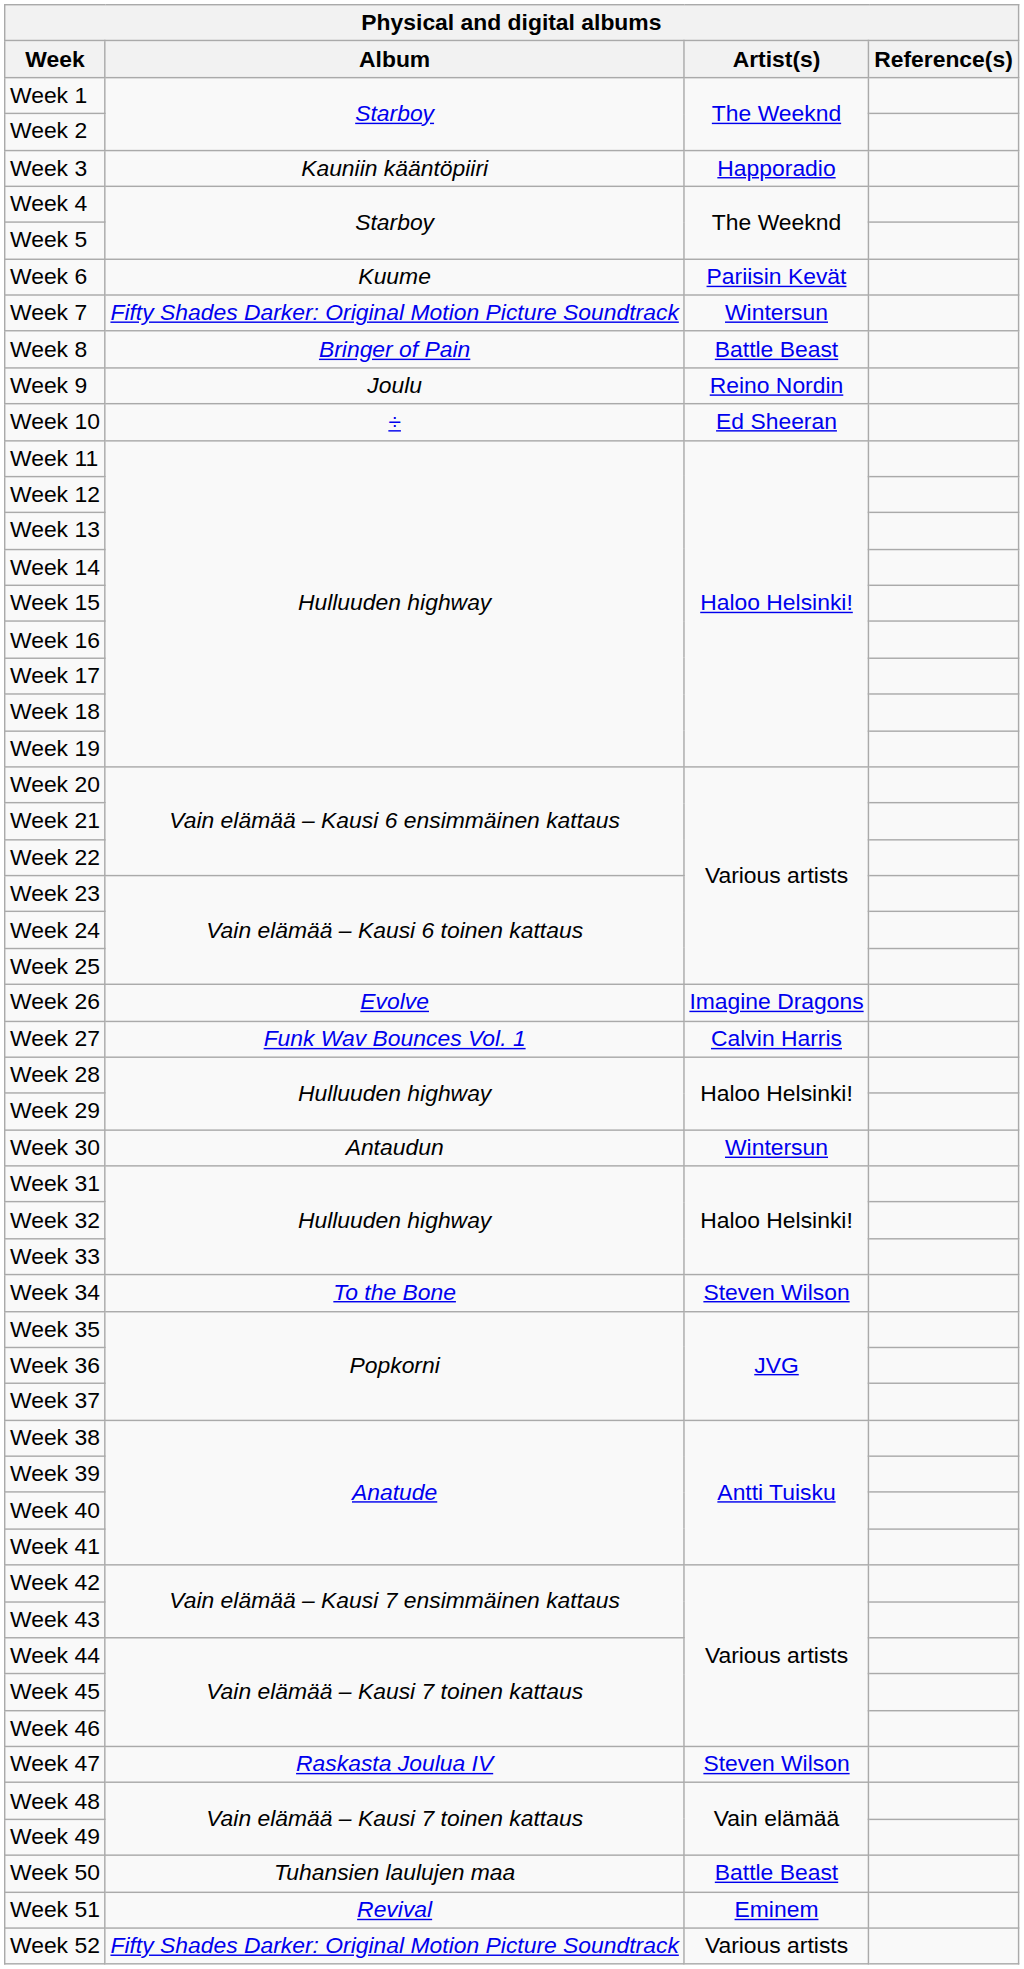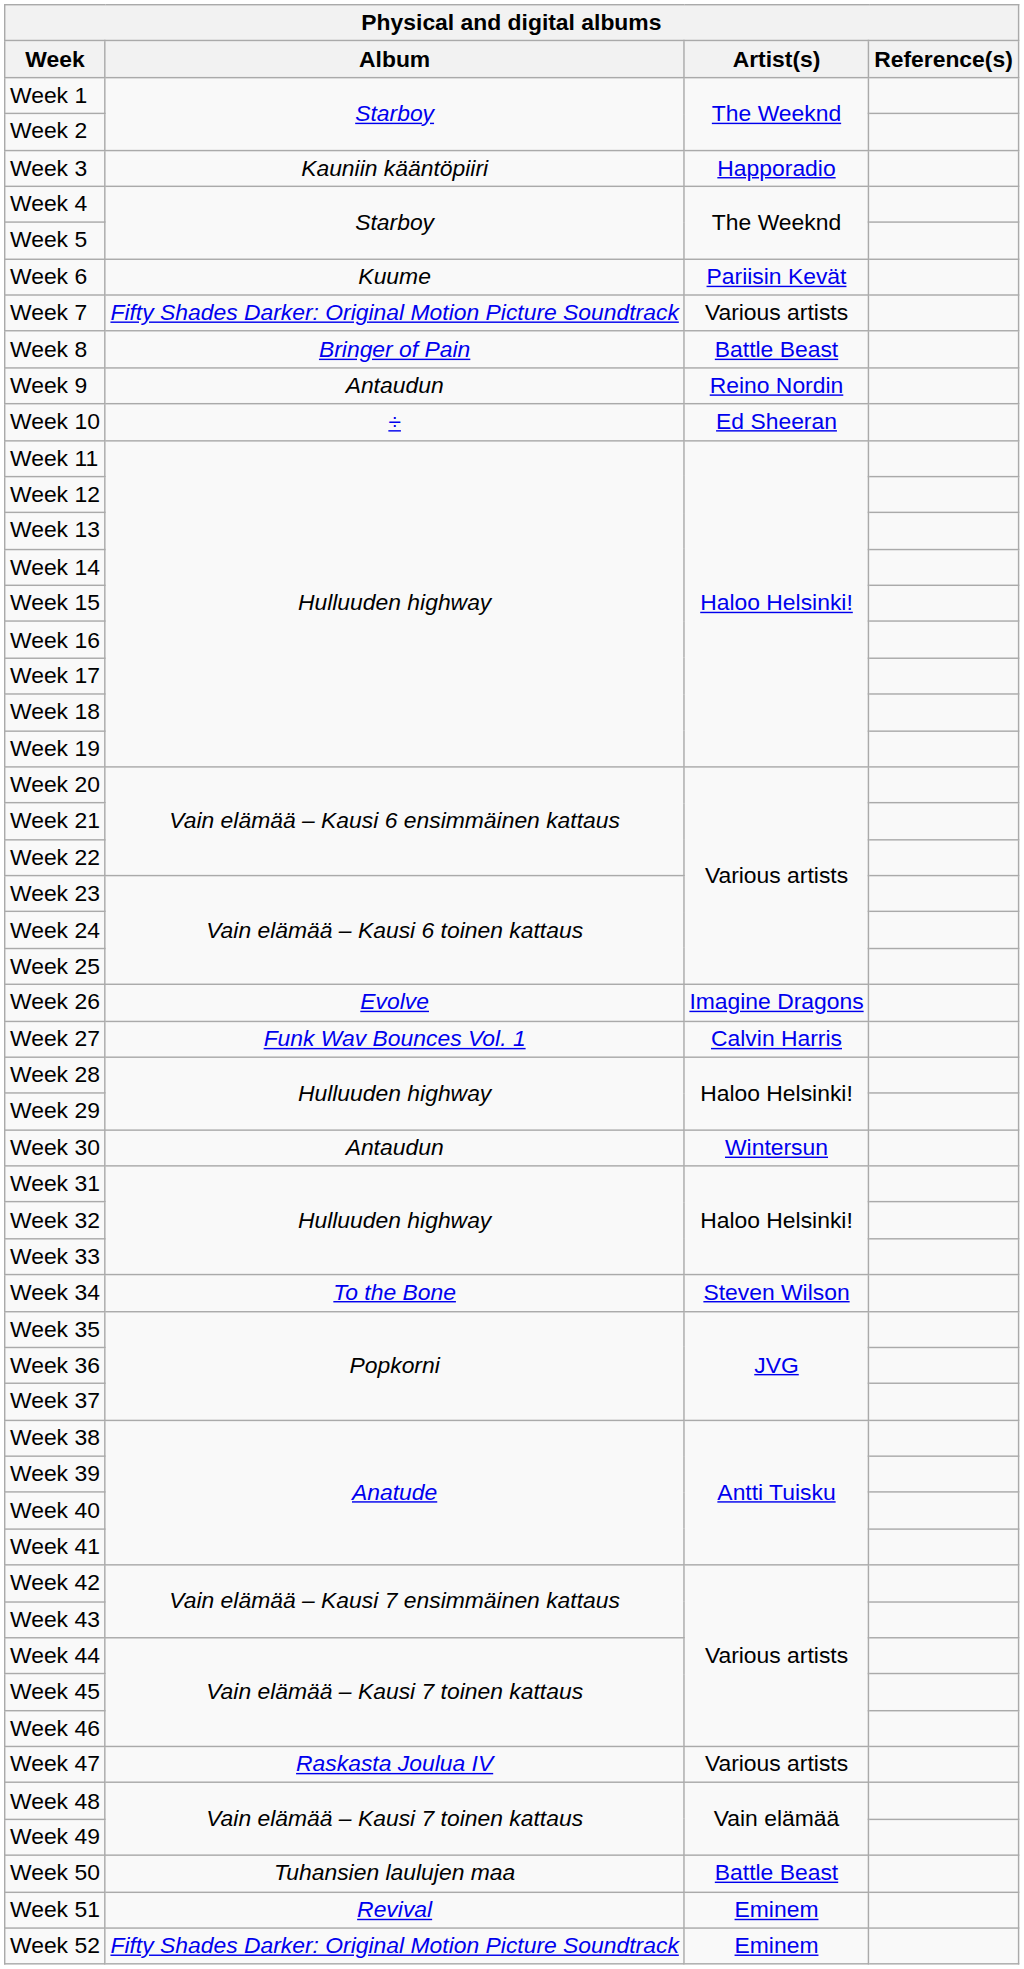(777, 312) Wintersun -> (777, 312) Various artists
(395, 385) Joulu -> (395, 385) Antaudun
(777, 1764) Steven Wilson -> (777, 1764) Various artists
(777, 1945) Various artists -> (777, 1945) Eminem
